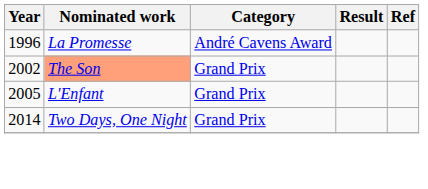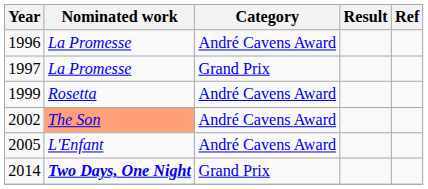+ row: (24, 68)
+ row: (24, 94)
(230, 68) Grand Prix -> (267, 119) André Cavens Award
(230, 94) Grand Prix -> (267, 145) André Cavens Award
(117, 119) normal -> (120, 171) bold
